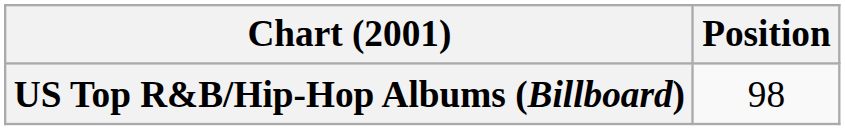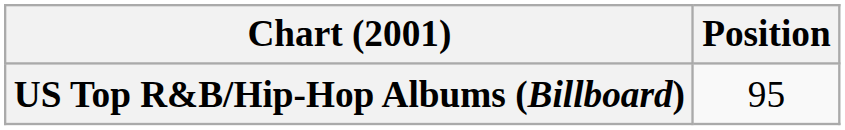(766, 93) 98 -> (766, 93) 95
